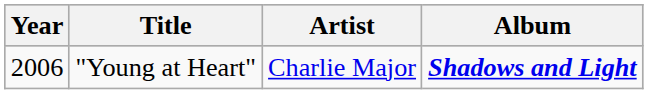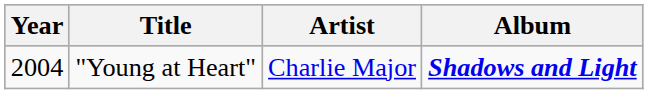(37, 66) 2006 -> (37, 66) 2004
